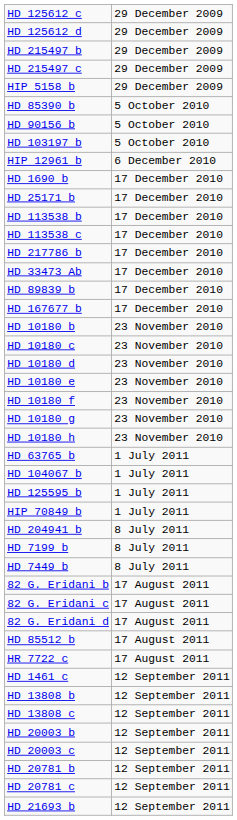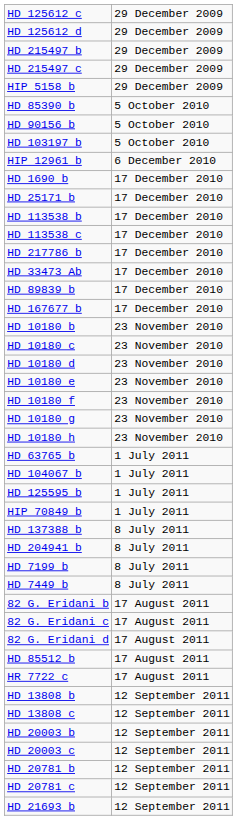+ row: (44, 530)
- row: (38, 677)
